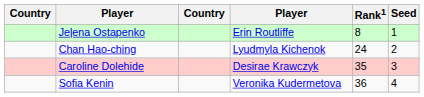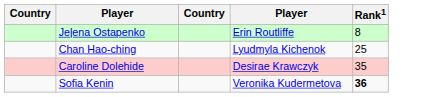- column: (404, 14)
(361, 49) 24 -> (361, 49) 25
(361, 83) normal -> (361, 83) bold
